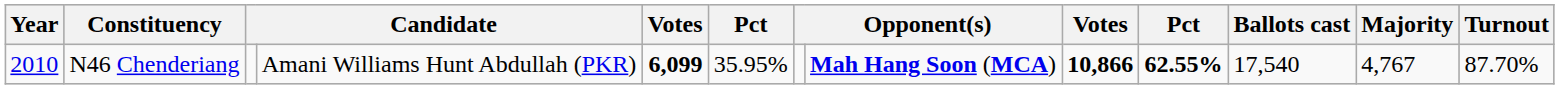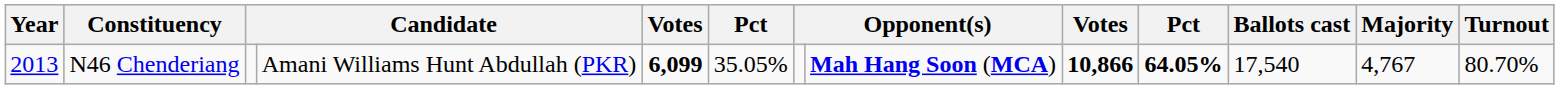(34, 63) 2010 -> (34, 63) 2013
(751, 63) 35.95% -> (751, 63) 35.05%
(1183, 63) 62.55% -> (1183, 63) 64.05%
(1501, 63) 87.70% -> (1501, 63) 80.70%
